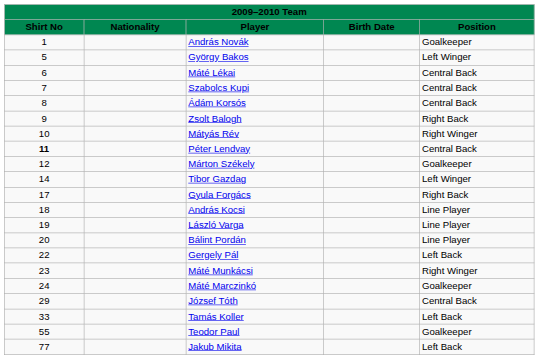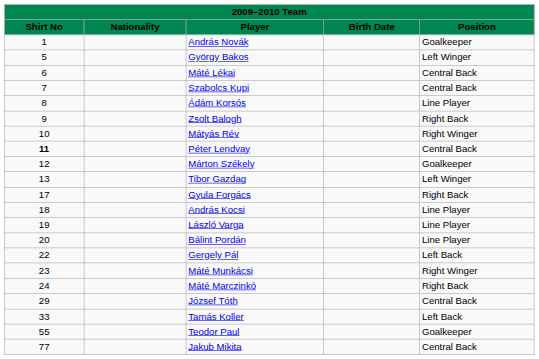(449, 103) Central Back -> (446, 103) Line Player
(44, 179) 14 -> (44, 179) 13
(447, 286) Goalkeeper -> (445, 286) Right Back
(442, 347) Left Back -> (449, 347) Central Back
